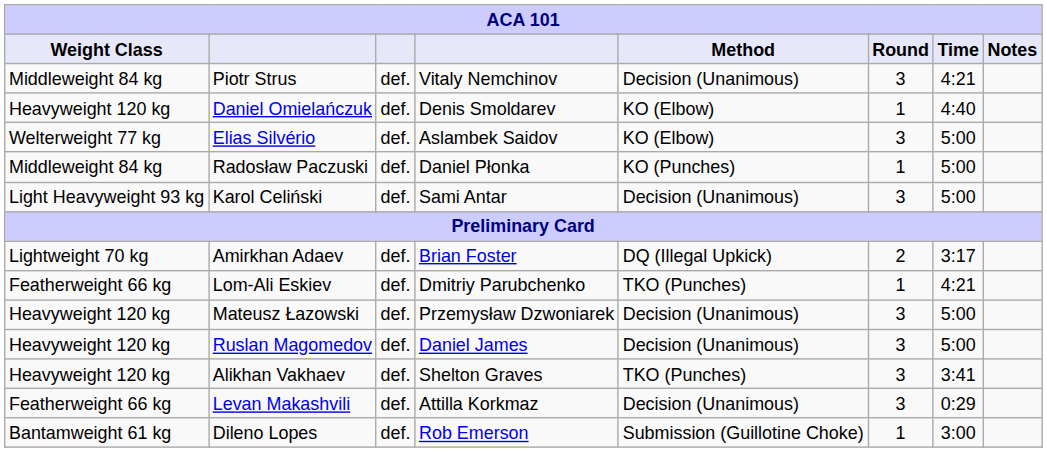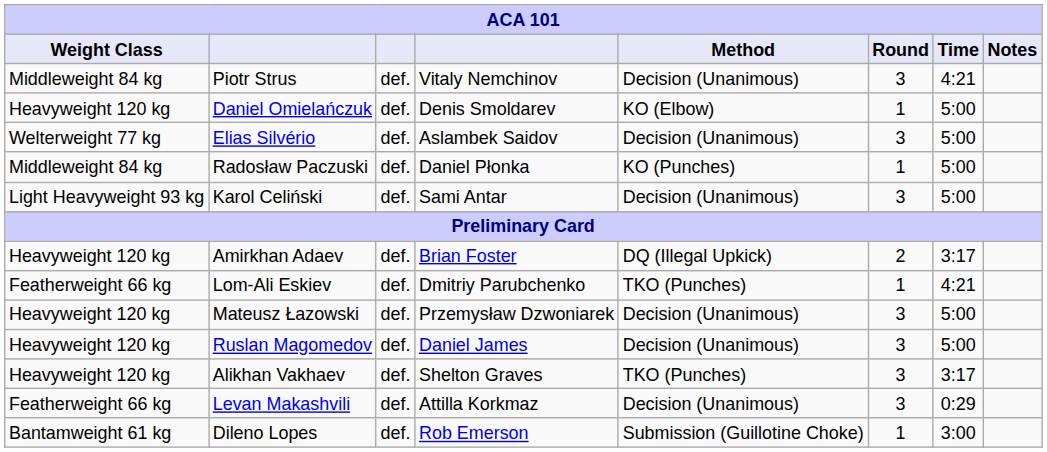(958, 108) 4:40 -> (958, 108) 5:00
(668, 137) KO (Elbow) -> (711, 137) Decision (Unanimous)
(79, 256) Lightweight 70 kg -> (90, 256) Heavyweight 120 kg
(958, 374) 3:41 -> (958, 374) 3:17
